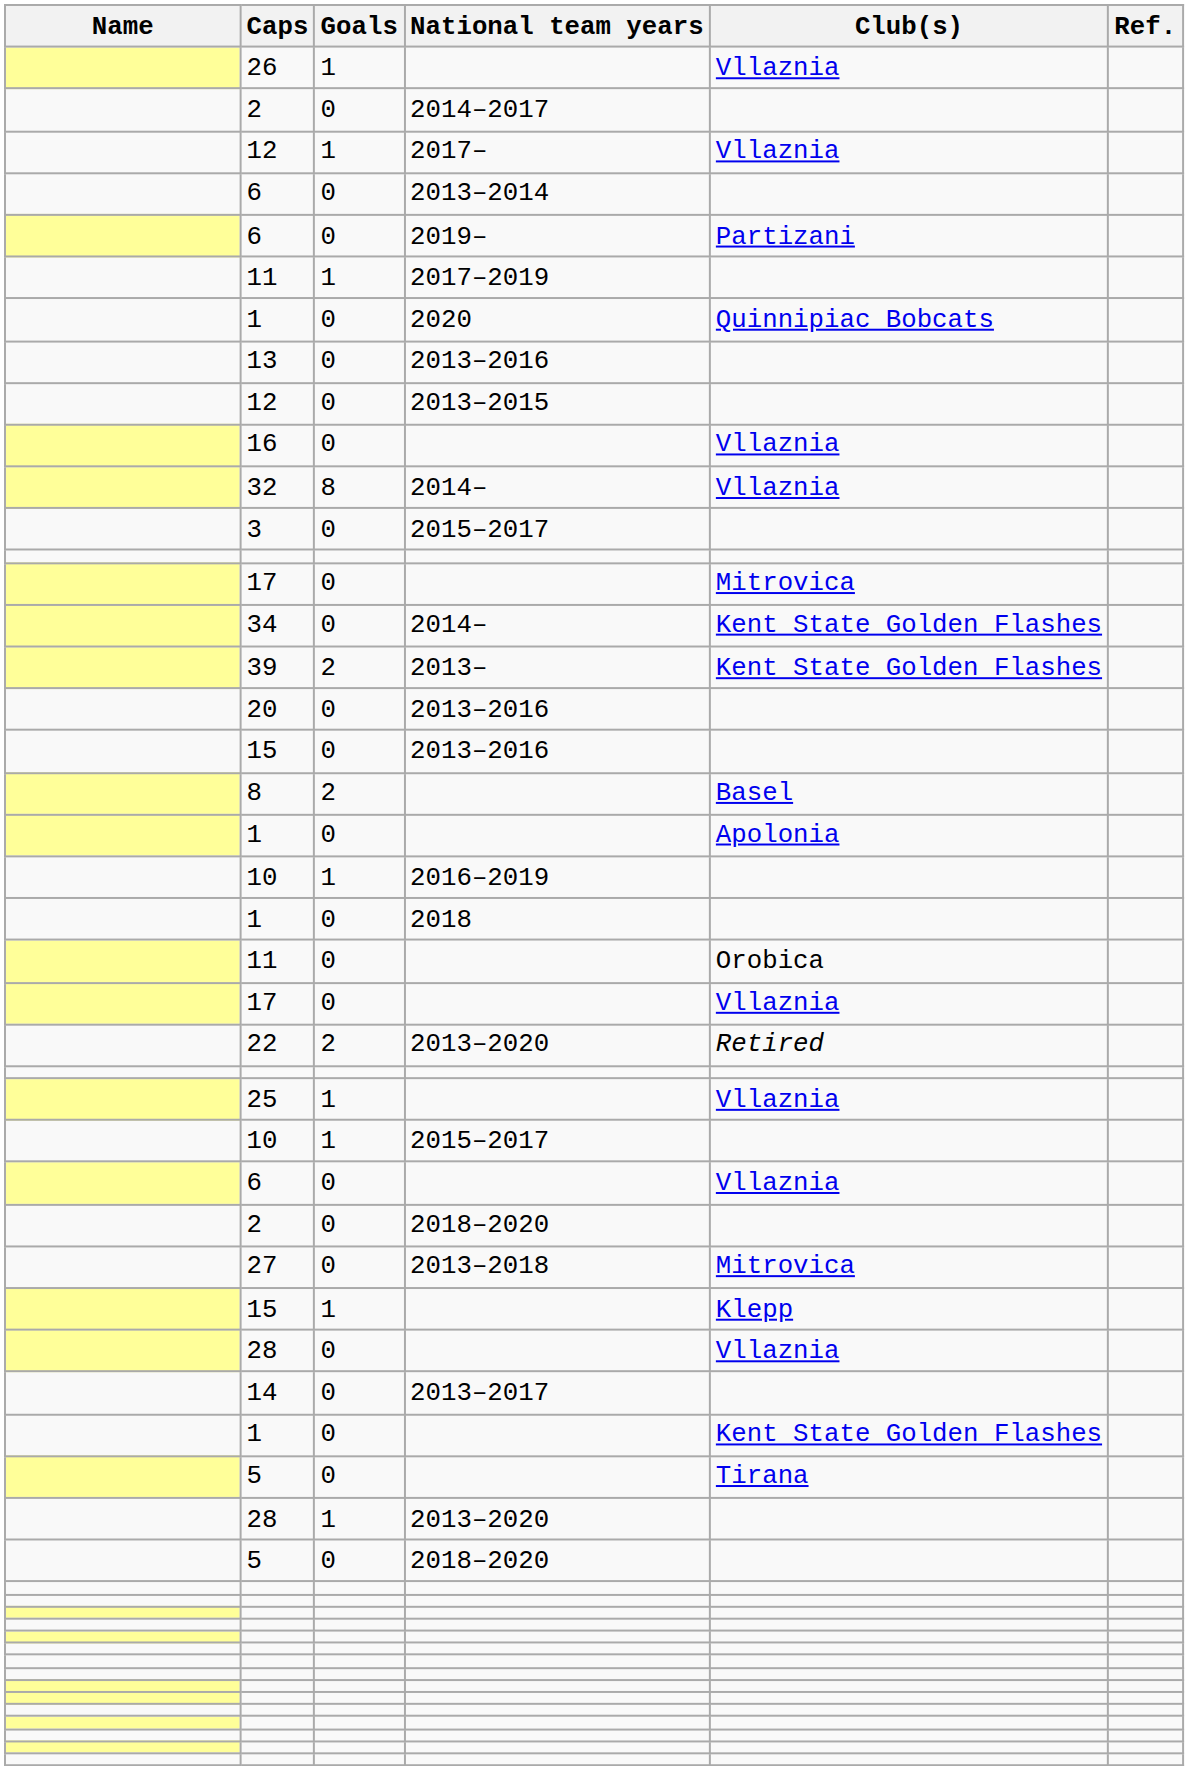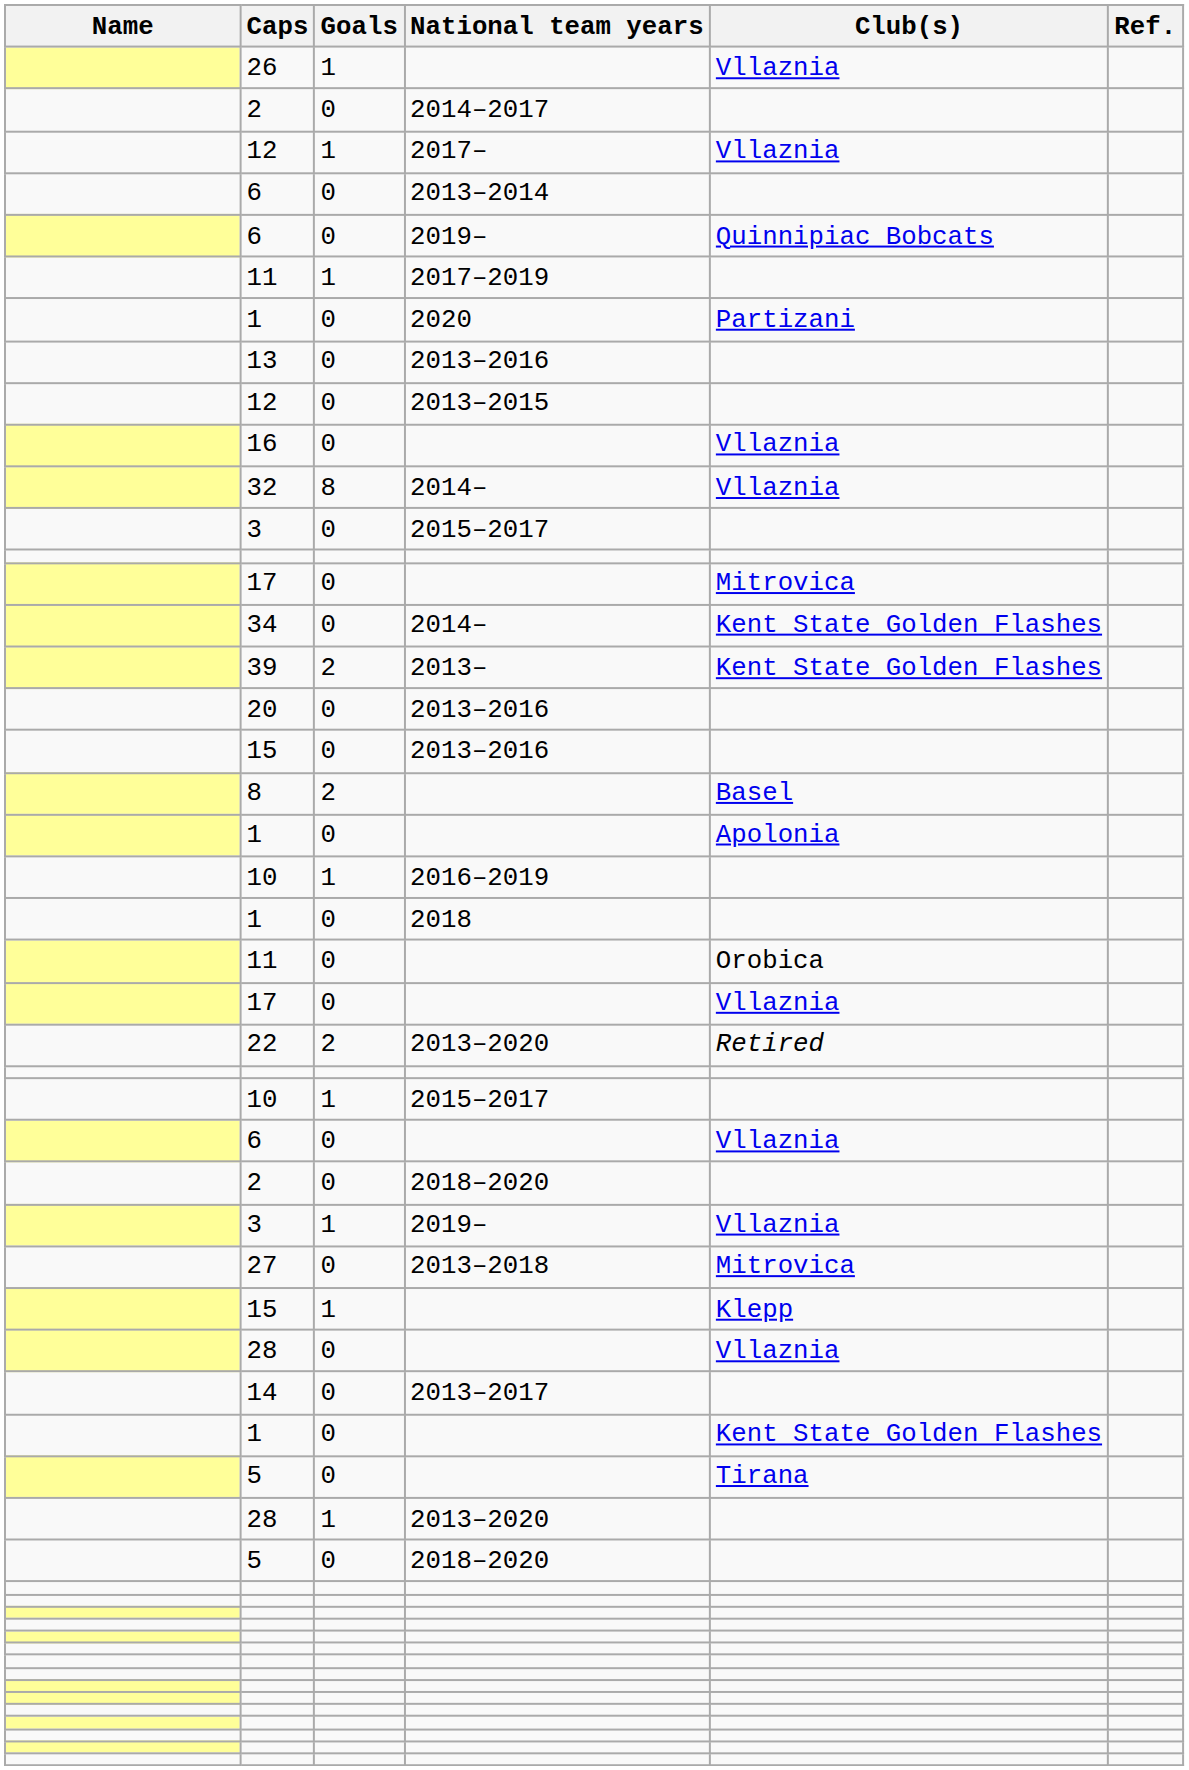(785, 236) Partizani -> (855, 236) Quinnipiac Bobcats
(855, 320) Quinnipiac Bobcats -> (785, 320) Partizani
- row: (262, 1099)
+ row: (254, 1225)
